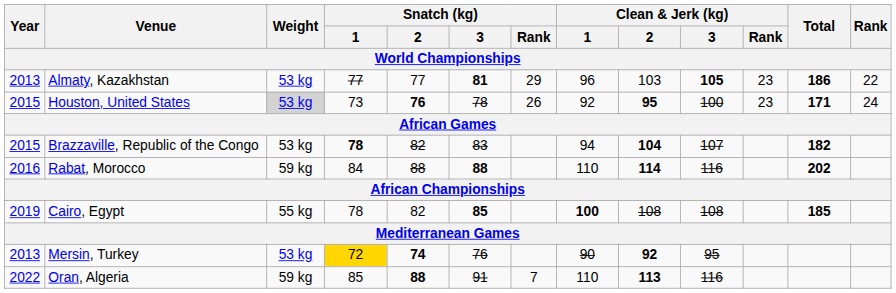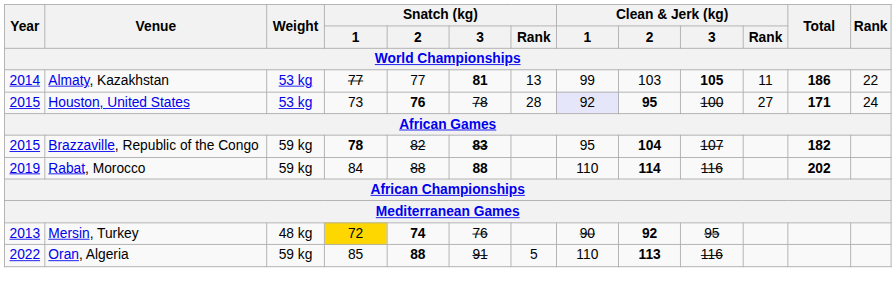(25, 80) 2013 -> (25, 80) 2014
(534, 80) 29 -> (534, 80) 13
(587, 80) 96 -> (587, 80) 99
(765, 80) 23 -> (765, 80) 11
(295, 102) lightgrey background -> (295, 102) no background
(534, 102) 26 -> (534, 102) 28
(587, 102) no background -> (587, 102) lavender background
(765, 102) 23 -> (765, 102) 27
(295, 146) 53 kg -> (295, 146) 59 kg
(480, 146) normal -> (480, 146) bold
(587, 146) 94 -> (587, 146) 95
(25, 168) 2016 -> (25, 168) 2019
- row: (86, 211)
(295, 255) 53 kg -> (295, 233) 48 kg
(534, 277) 7 -> (534, 255) 5
